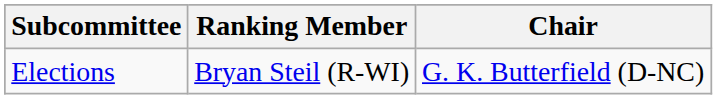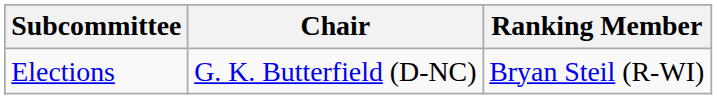columns swapped: (563, 26) <-> (302, 26)
